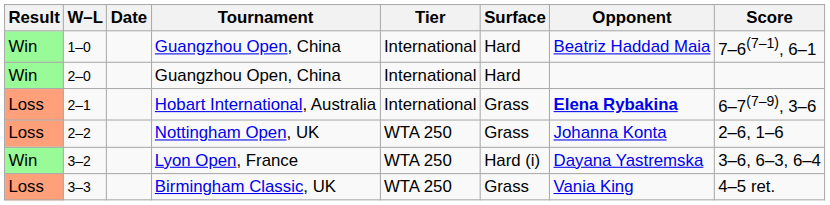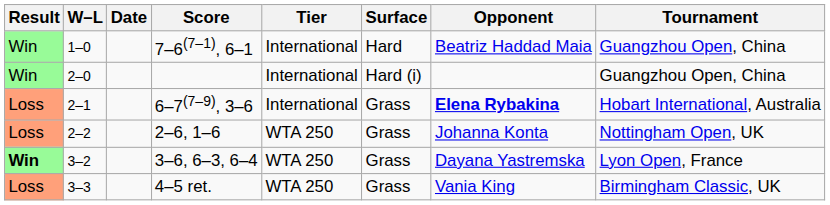columns swapped: (266, 17) <-> (770, 17)
(502, 75) Hard -> (394, 75) Hard (i)
(23, 160) normal -> (24, 160) bold
(512, 160) Hard (i) -> (388, 160) Grass
